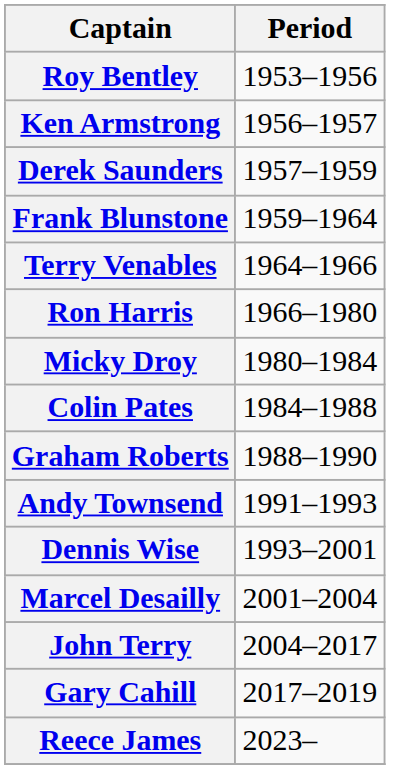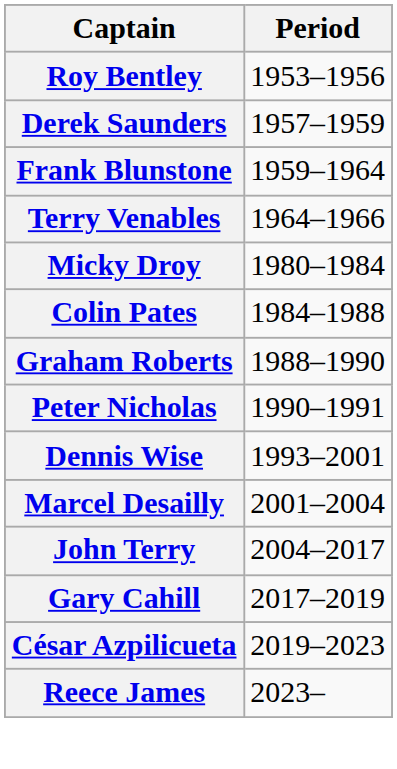- row: (120, 123)
- row: (120, 312)
+ row: (124, 407)
- row: (120, 502)
+ row: (124, 645)
